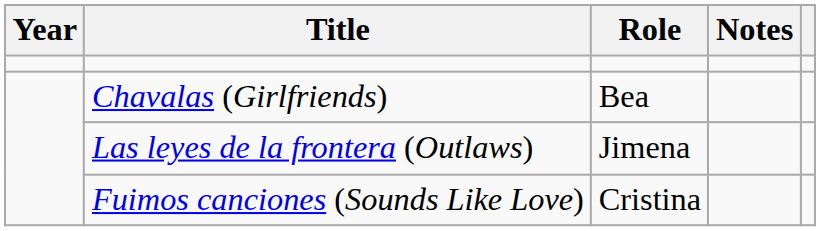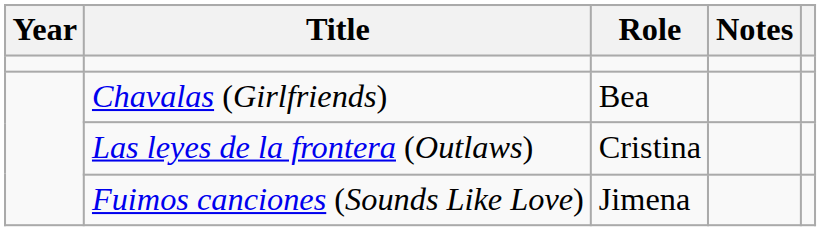(645, 147) Jimena -> (650, 147) Cristina
(650, 198) Cristina -> (645, 198) Jimena
